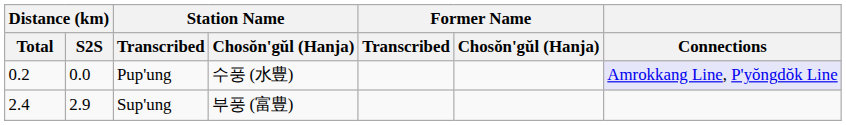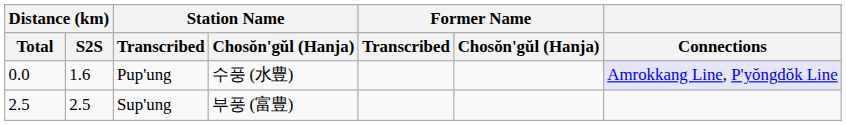(19, 75) 0.2 -> (19, 75) 0.0
(80, 75) 0.0 -> (80, 75) 1.6
(19, 105) 2.4 -> (19, 105) 2.5
(80, 105) 2.9 -> (80, 105) 2.5
